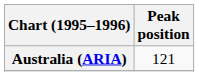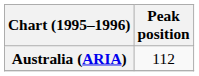(164, 58) 121 -> (164, 58) 112
